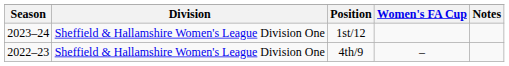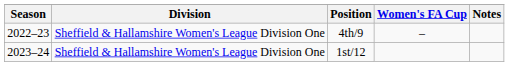rows swapped: (351, 52) <-> (351, 33)
